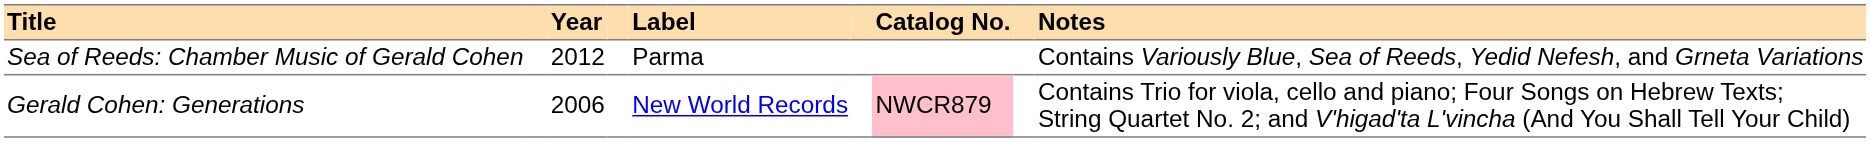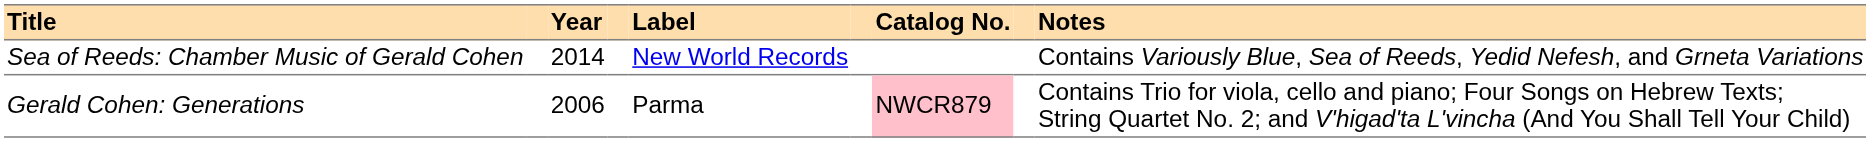(578, 56) 2012 -> (578, 56) 2014
(668, 56) Parma -> (740, 56) New World Records
(740, 105) New World Records -> (668, 105) Parma
